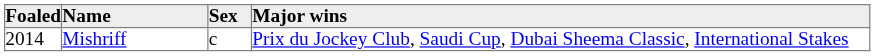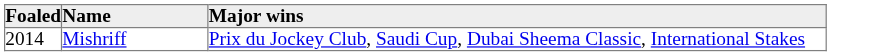- column: (223, 15)
